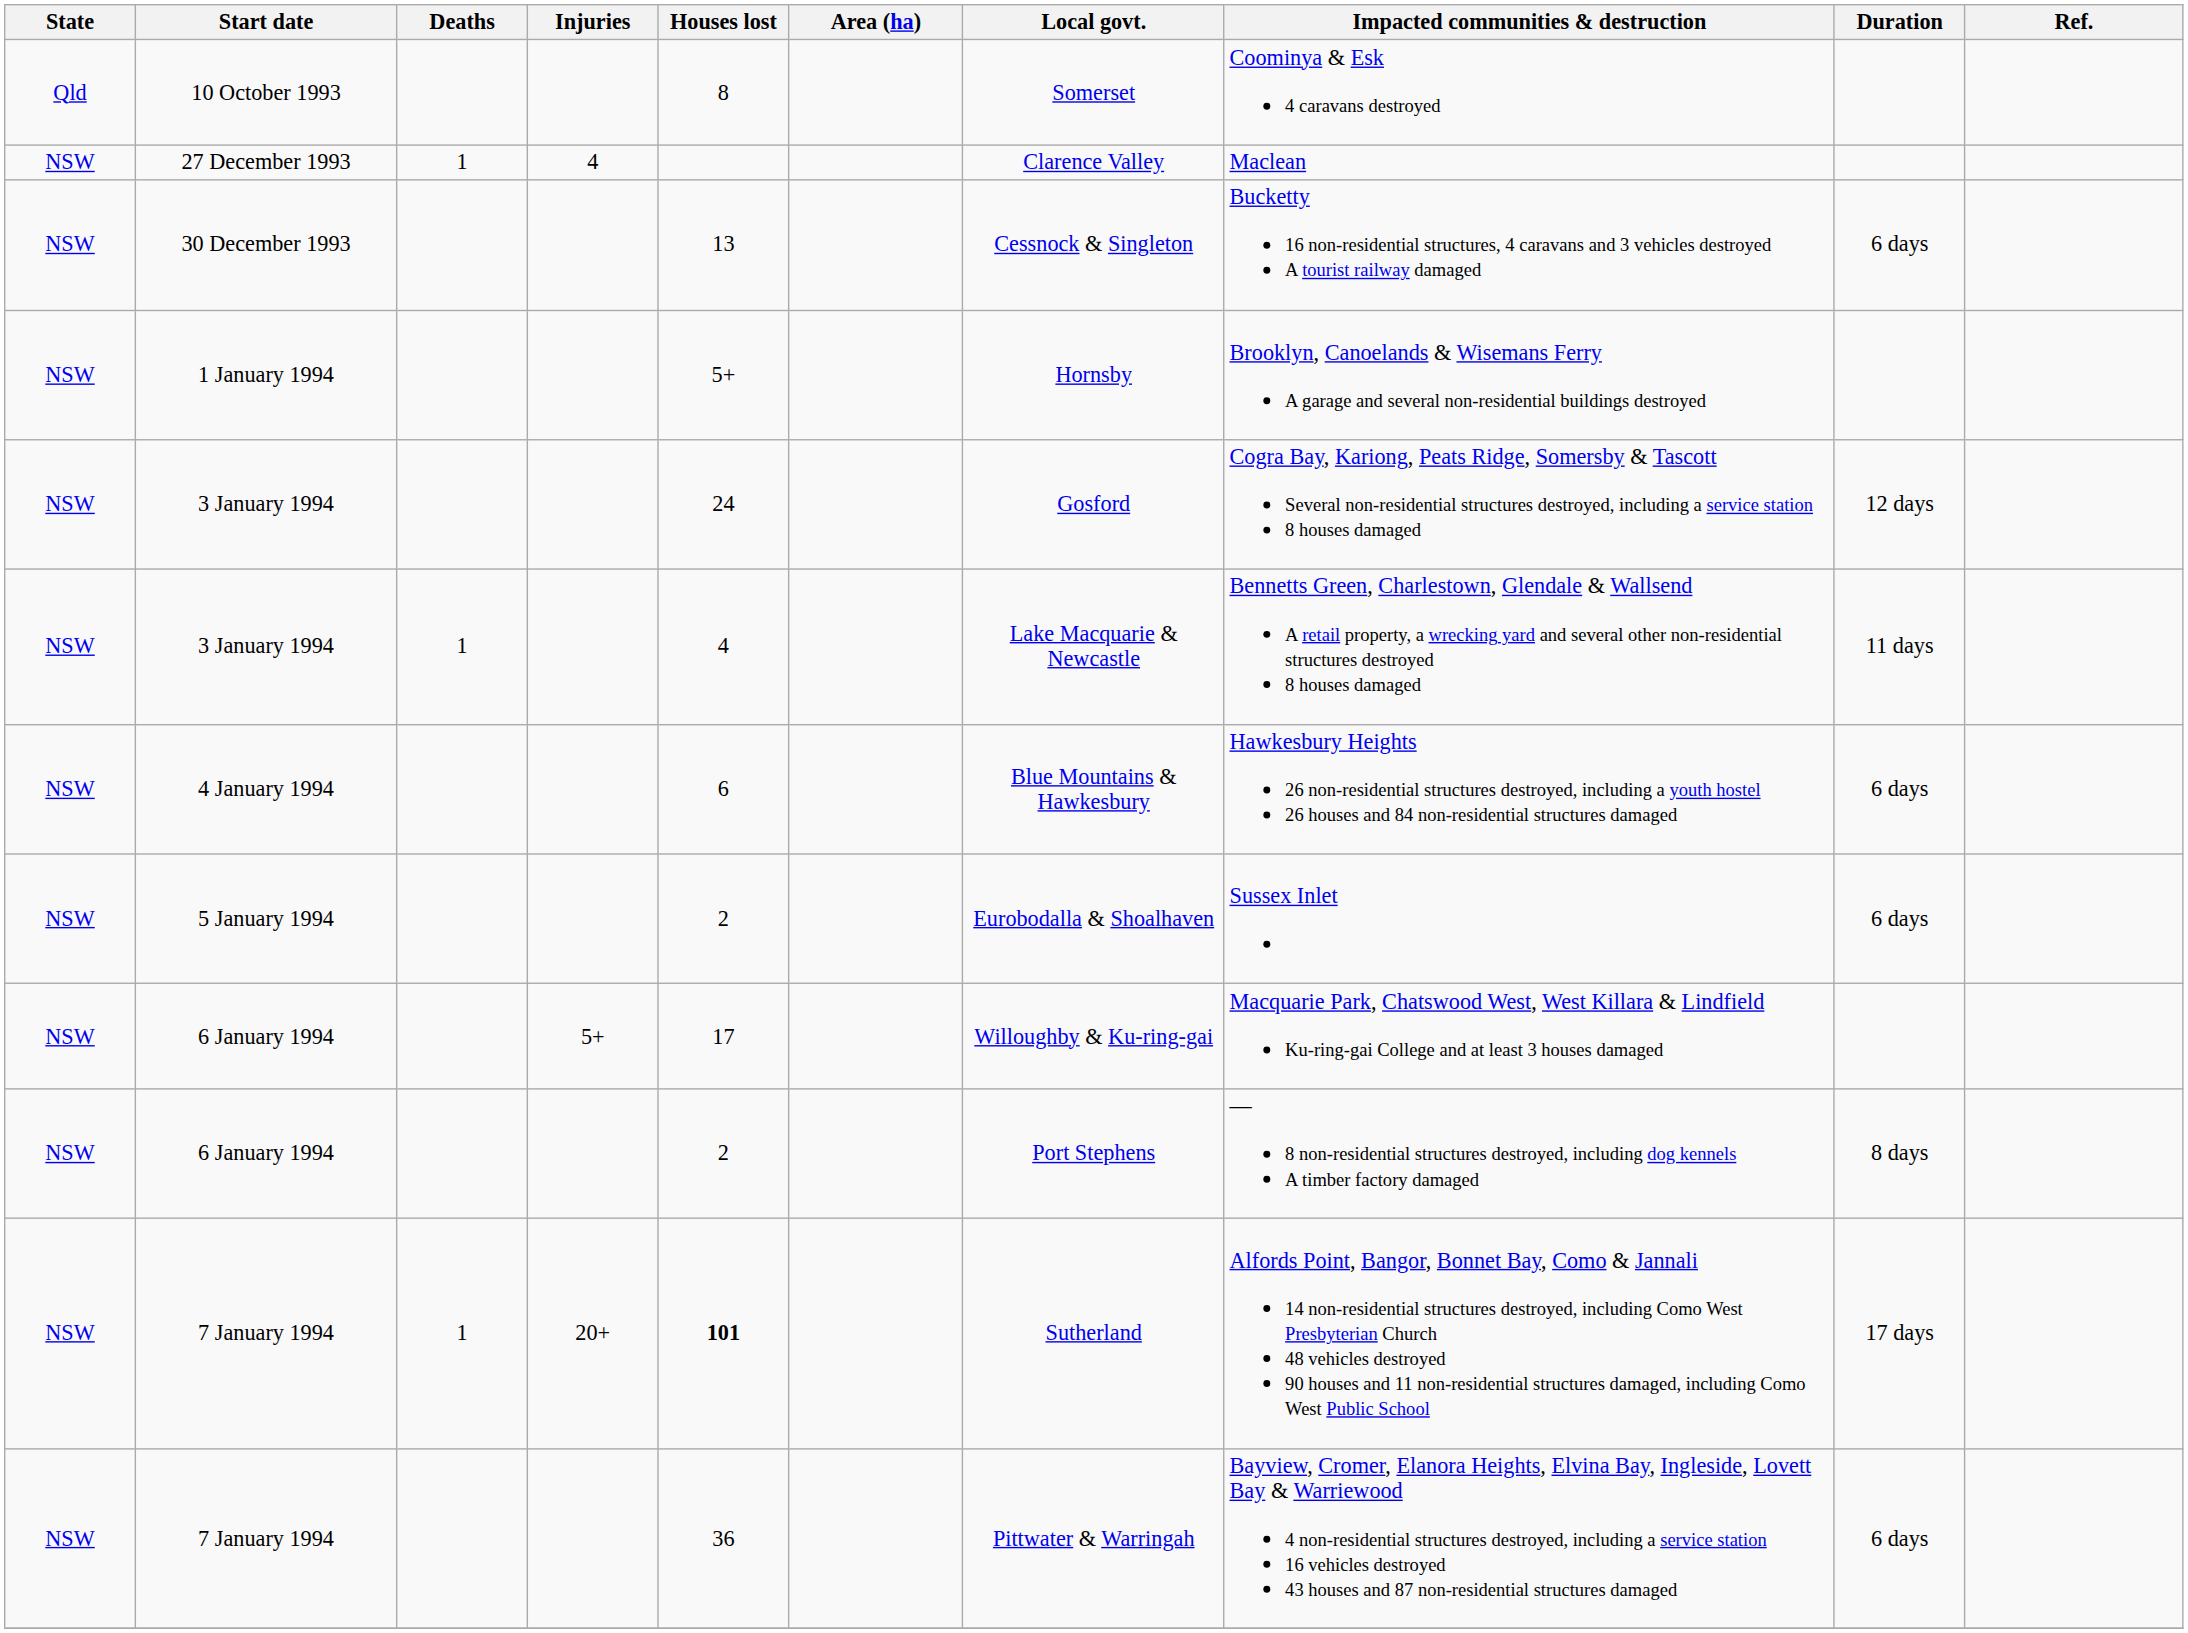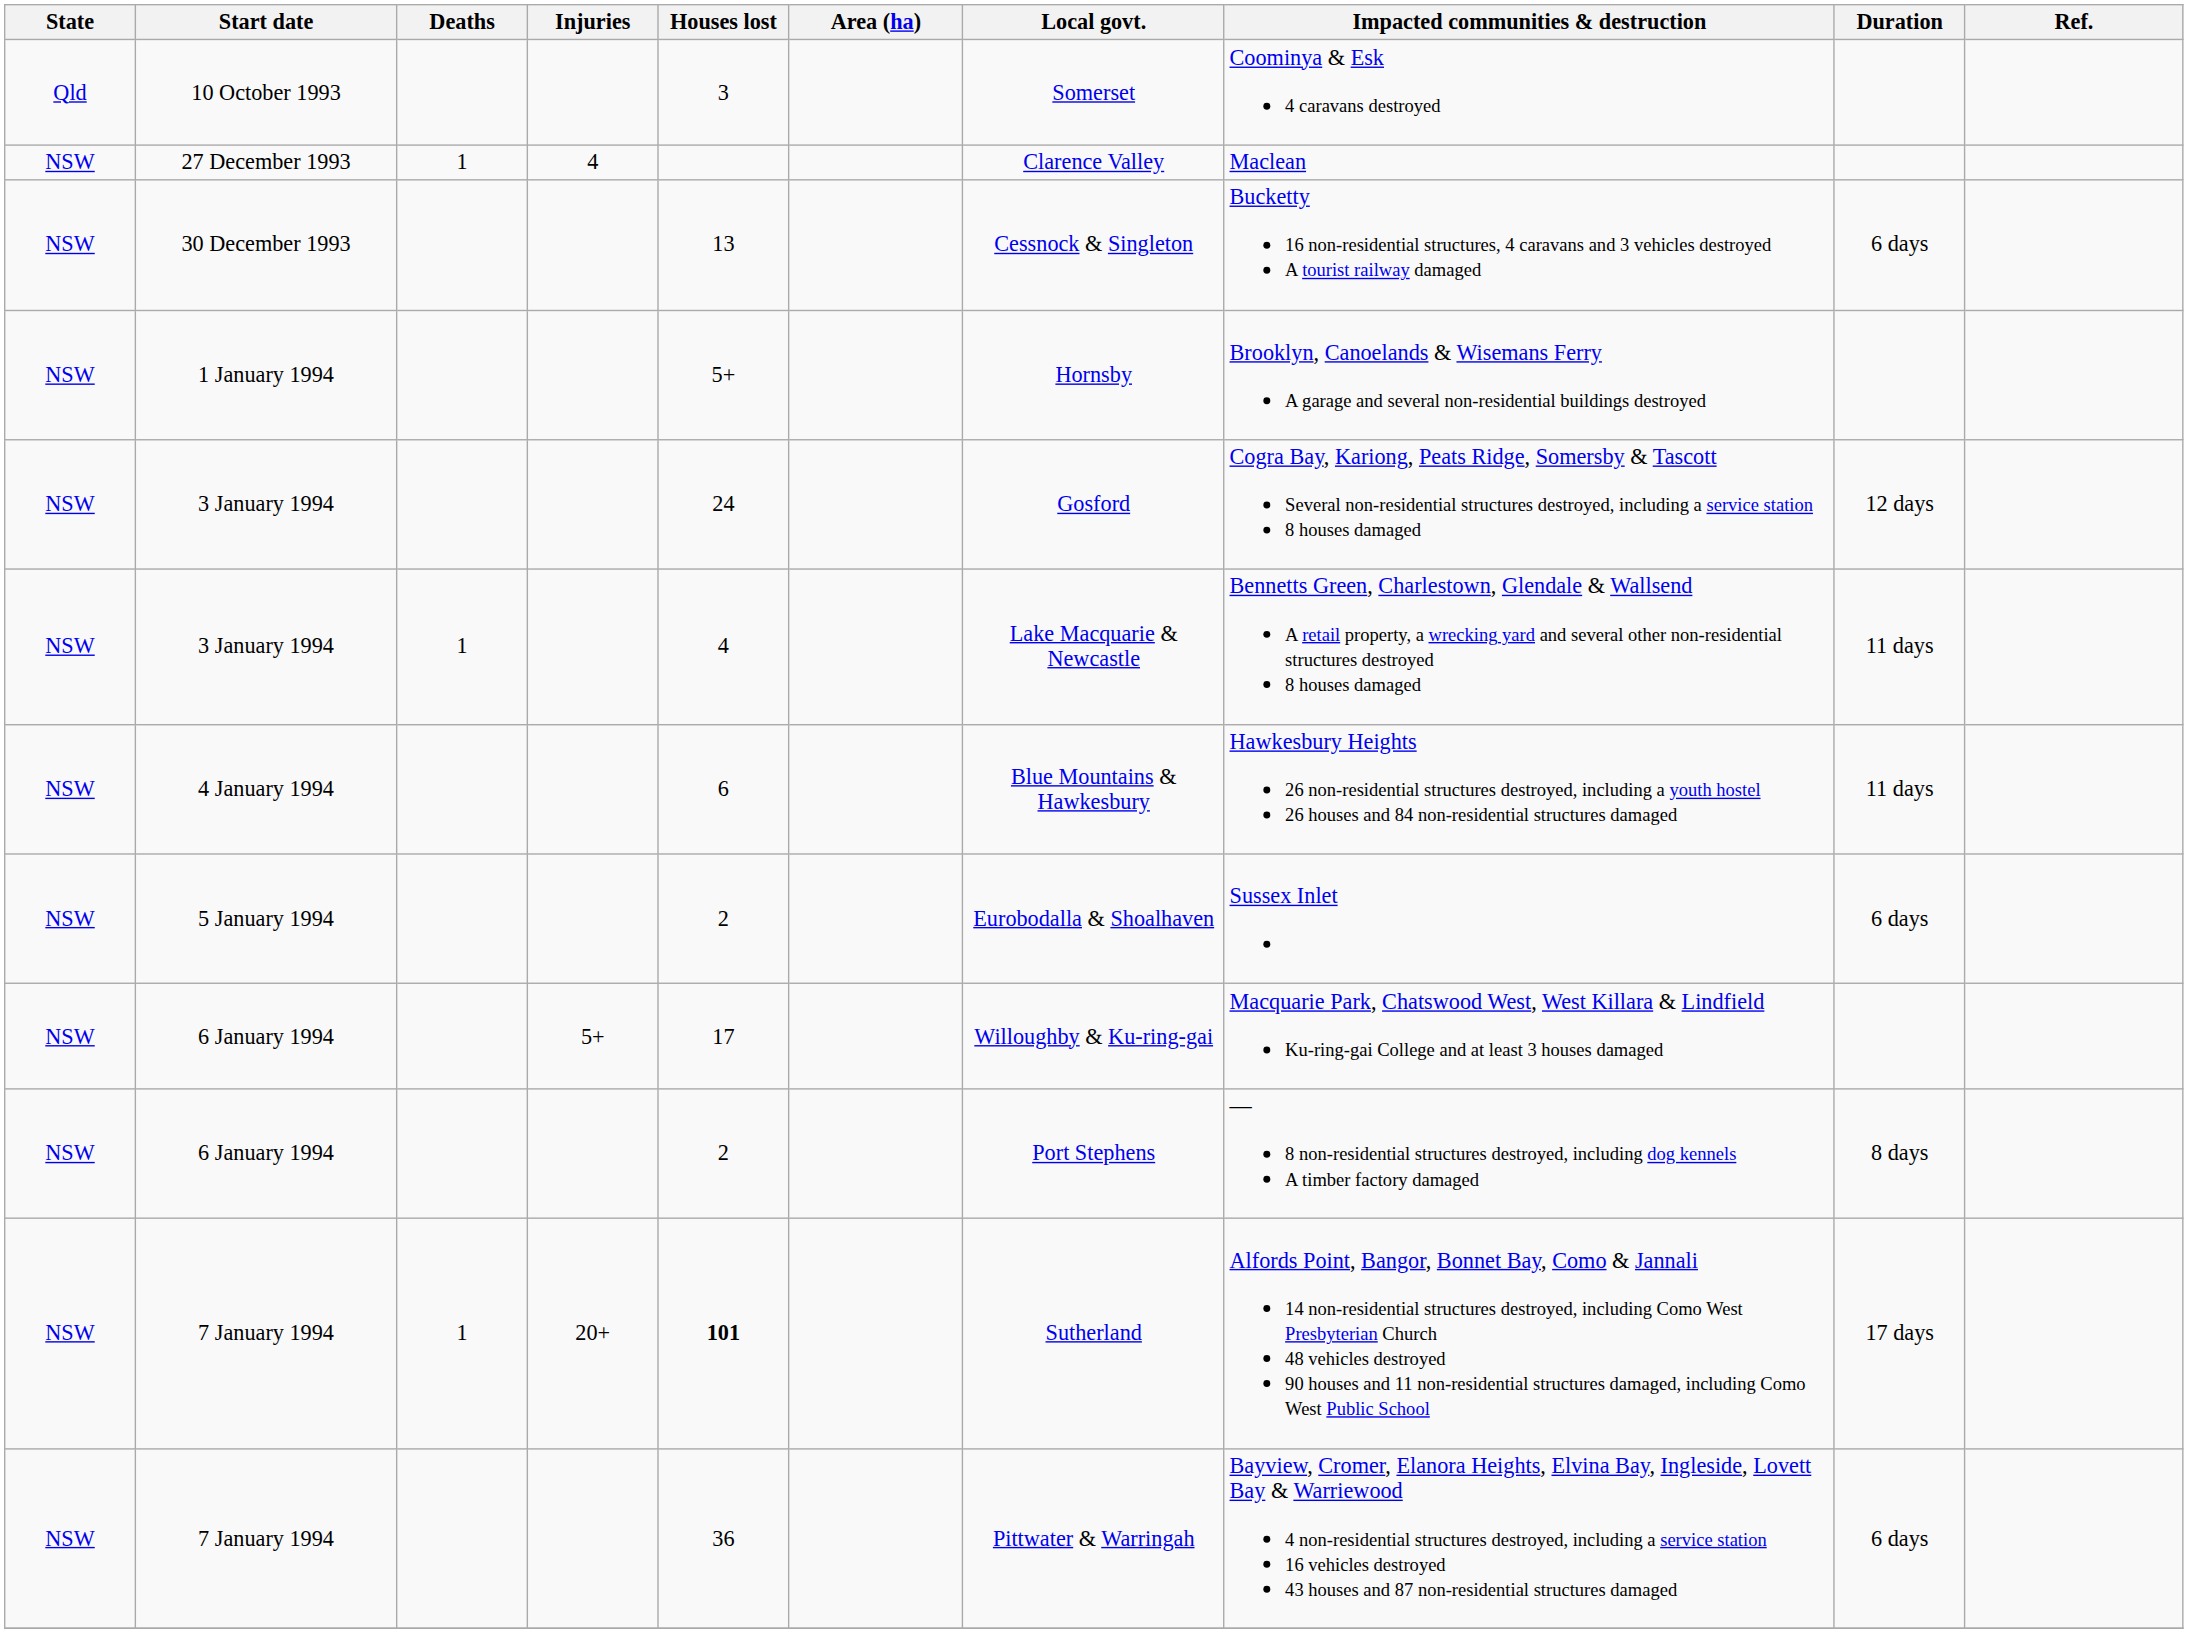(723, 92) 8 -> (723, 92) 3
(1900, 788) 6 days -> (1900, 788) 11 days
